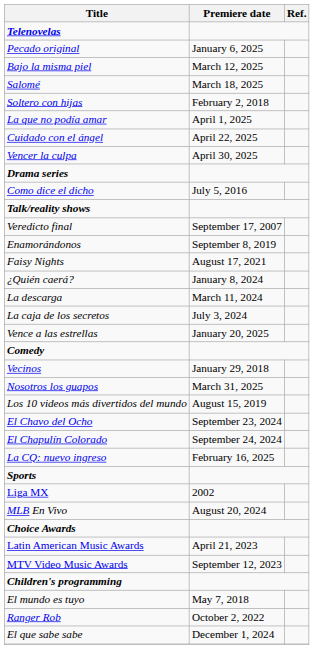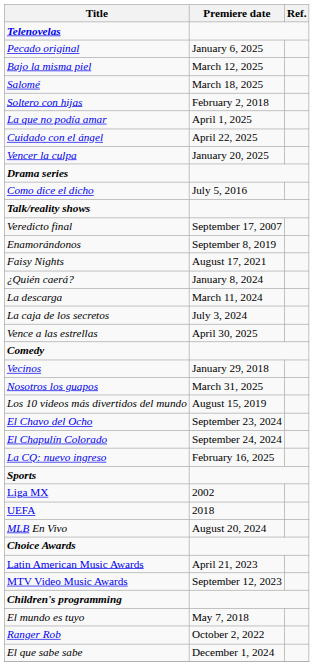(225, 155) April 30, 2025 -> (230, 155) January 20, 2025
(230, 333) January 20, 2025 -> (225, 333) April 30, 2025
+ row: (21, 510)
